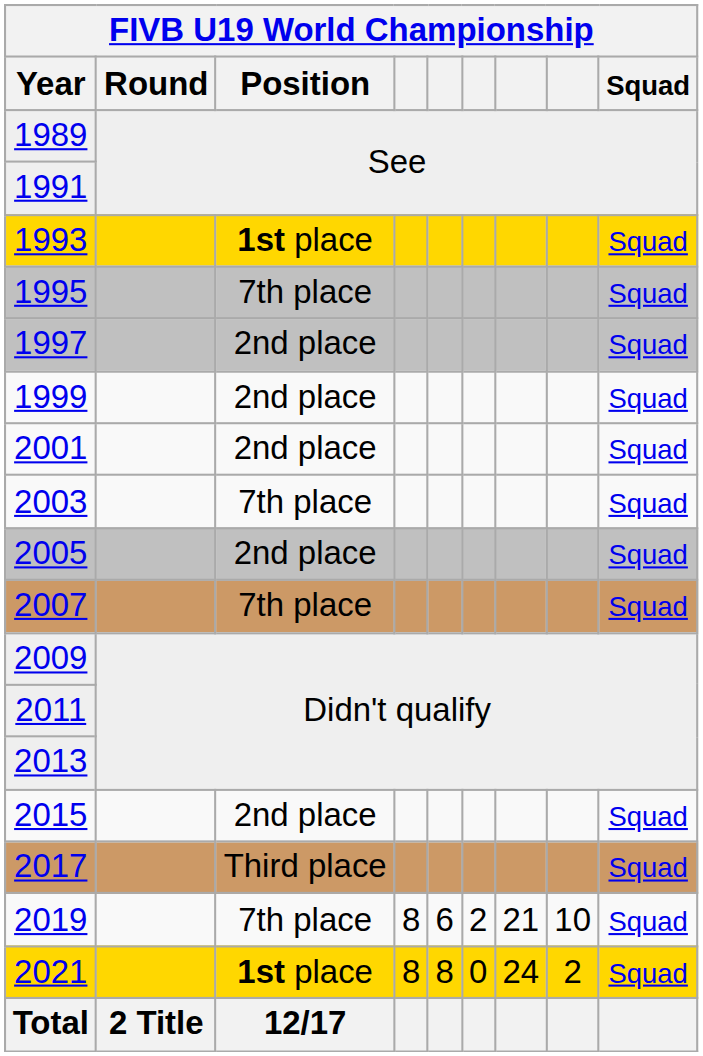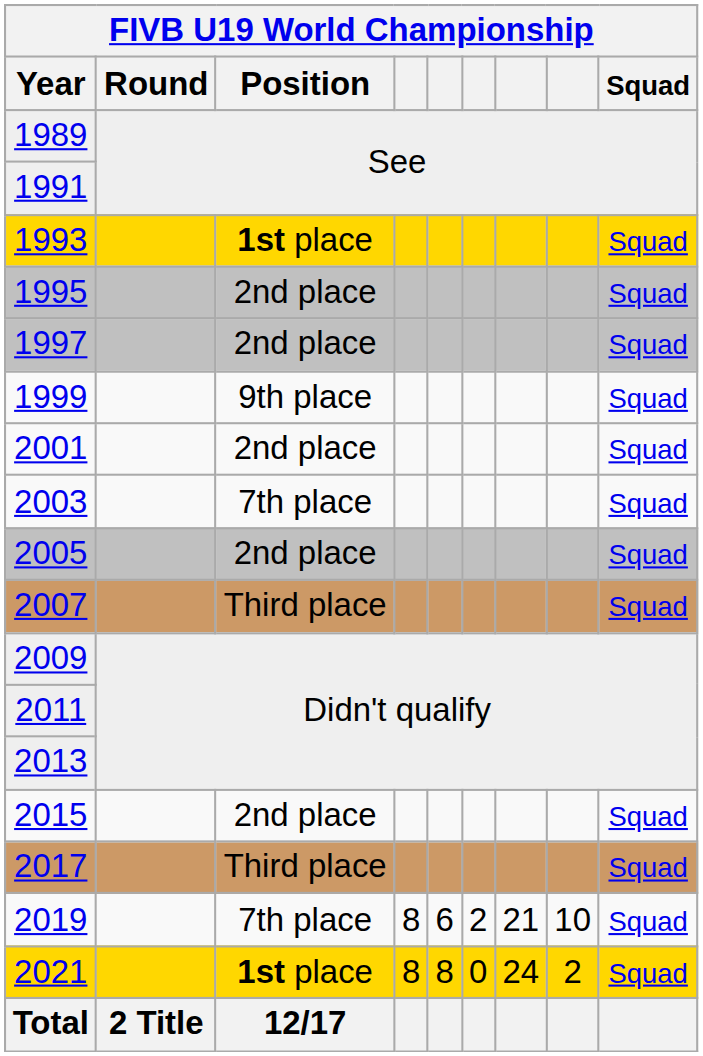(305, 291) 7th place -> (305, 291) 2nd place
(305, 396) 2nd place -> (305, 396) 9th place
(305, 605) 7th place -> (305, 605) Third place
